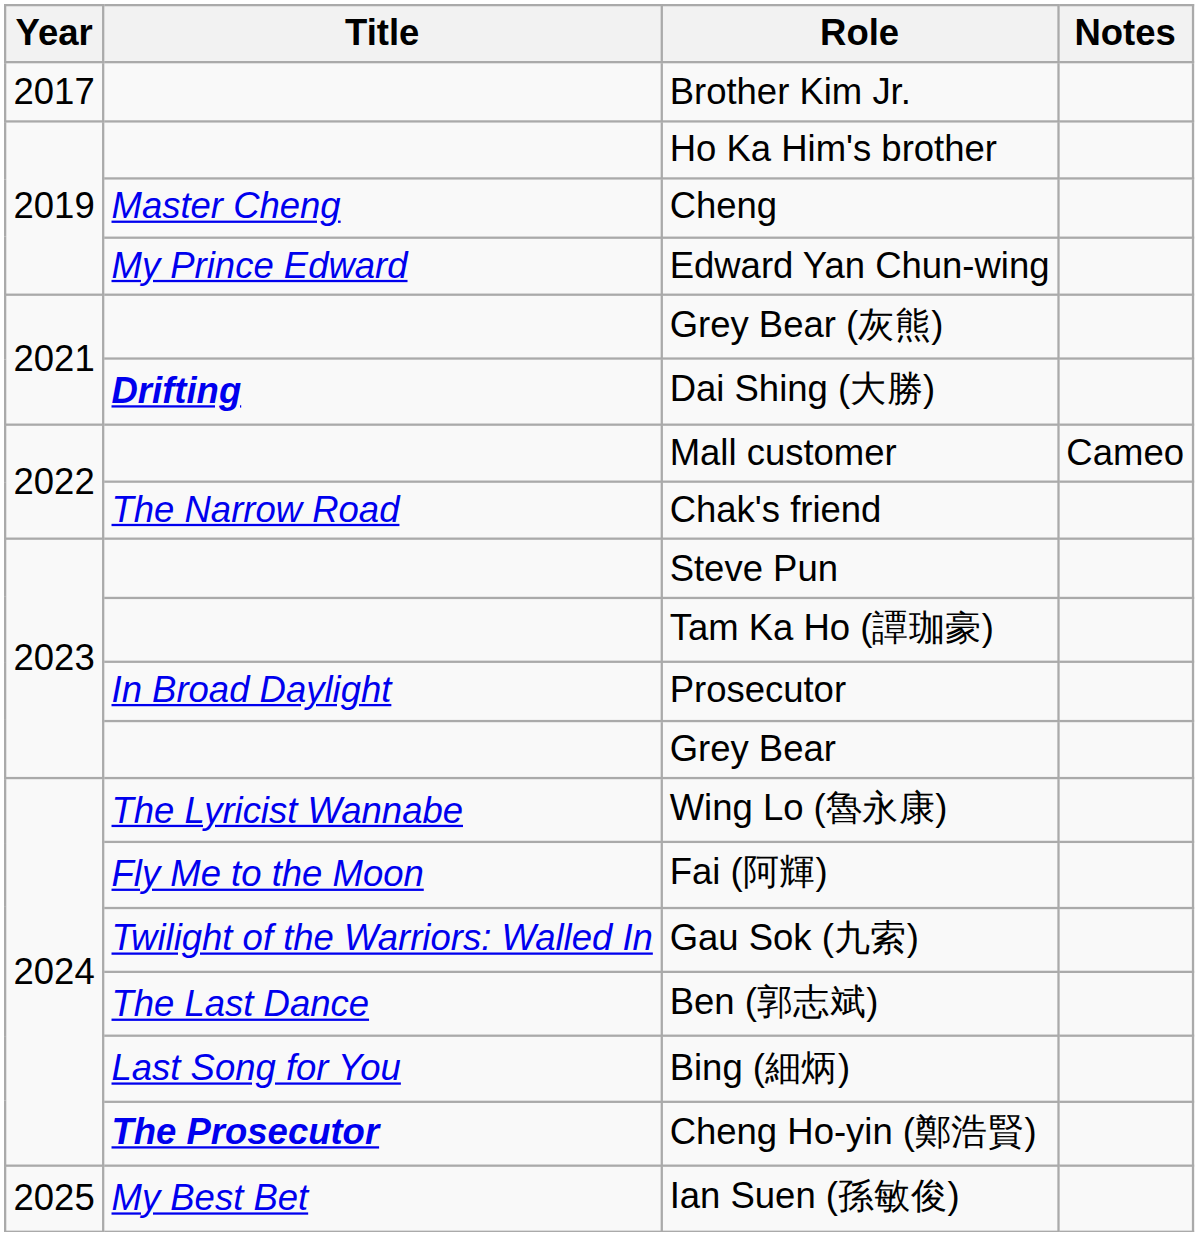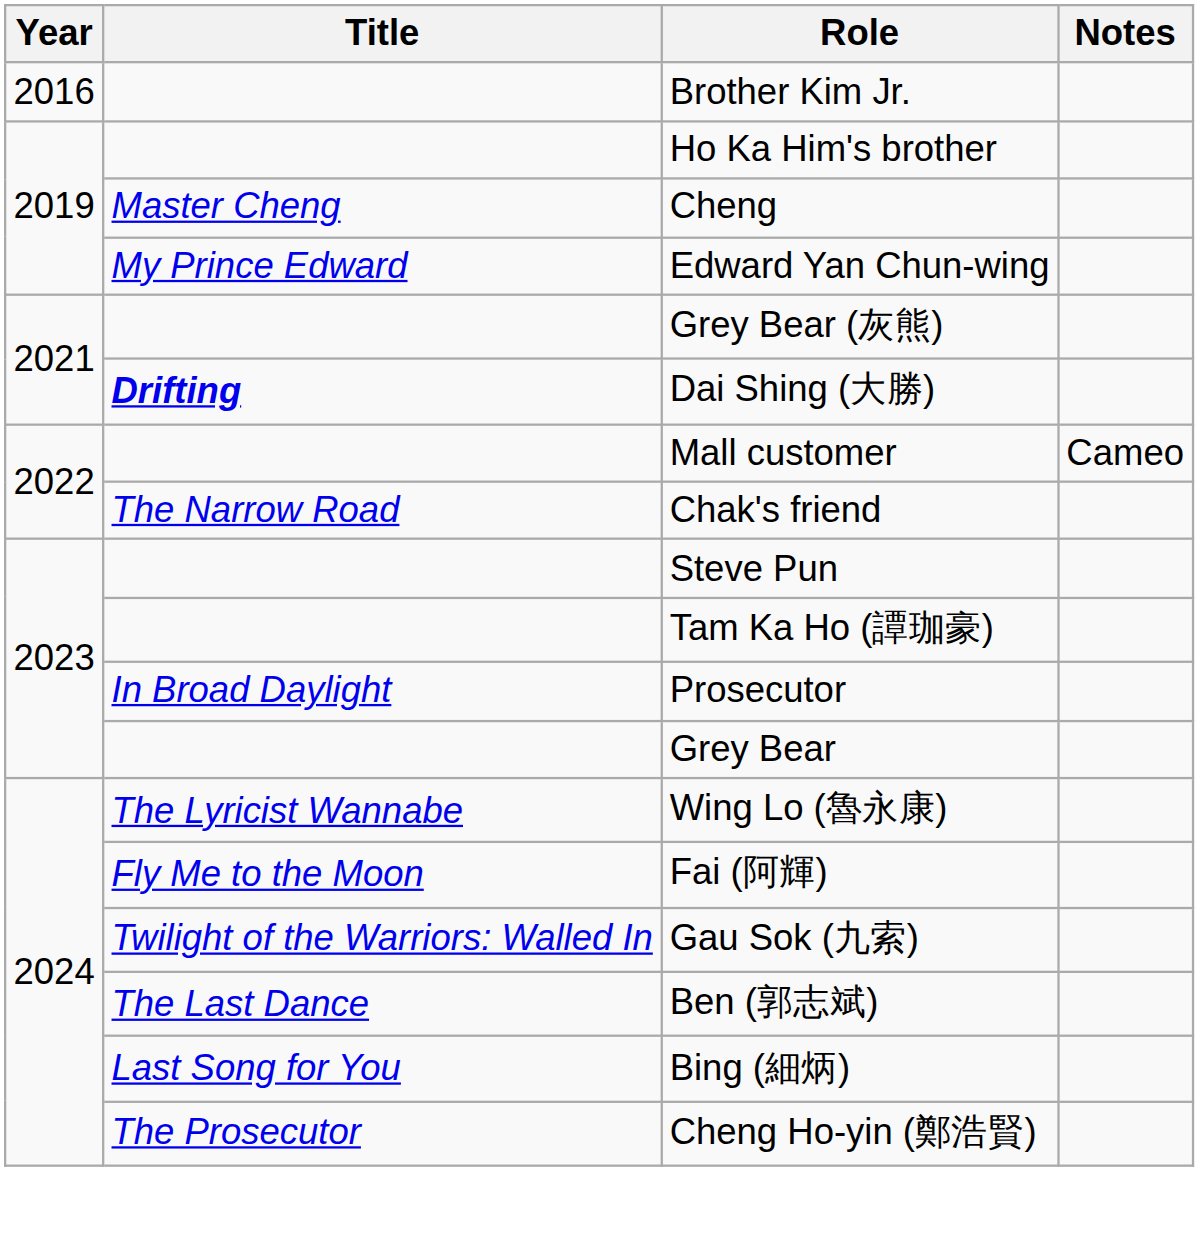(54, 91) 2017 -> (54, 91) 2016
(245, 1132) bold -> (236, 1132) normal
- row: (815, 1196)
